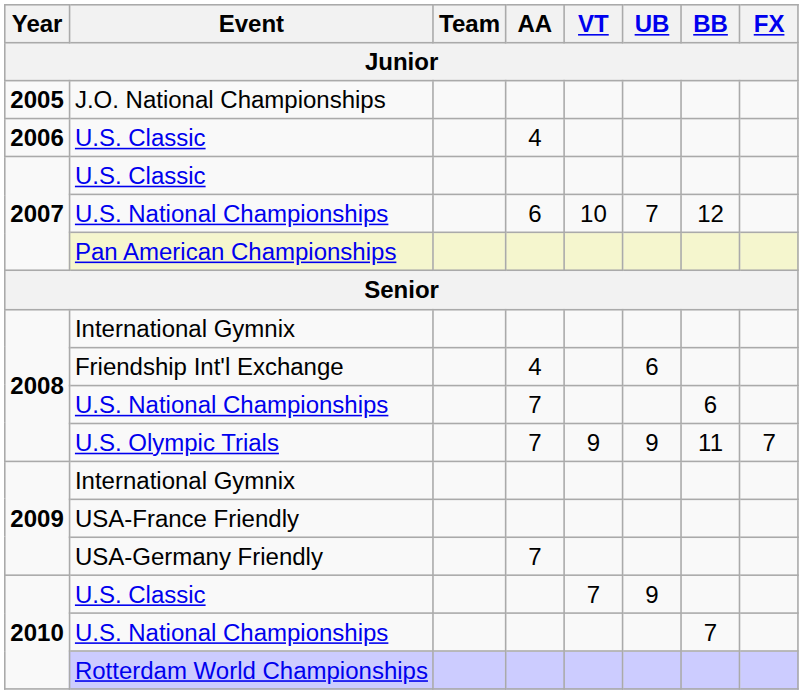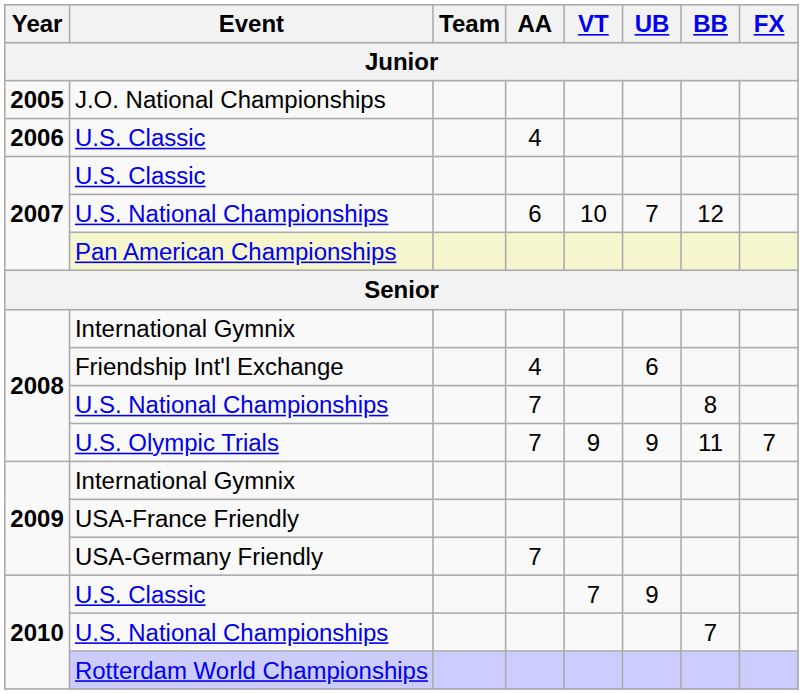(711, 404) 6 -> (711, 404) 8
